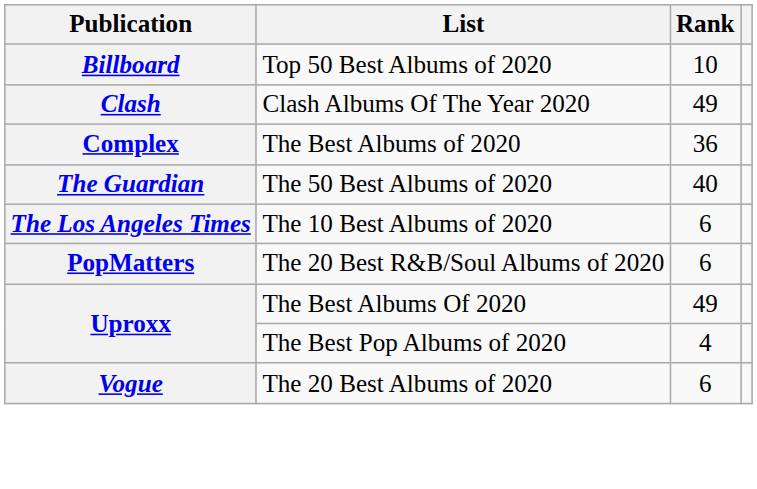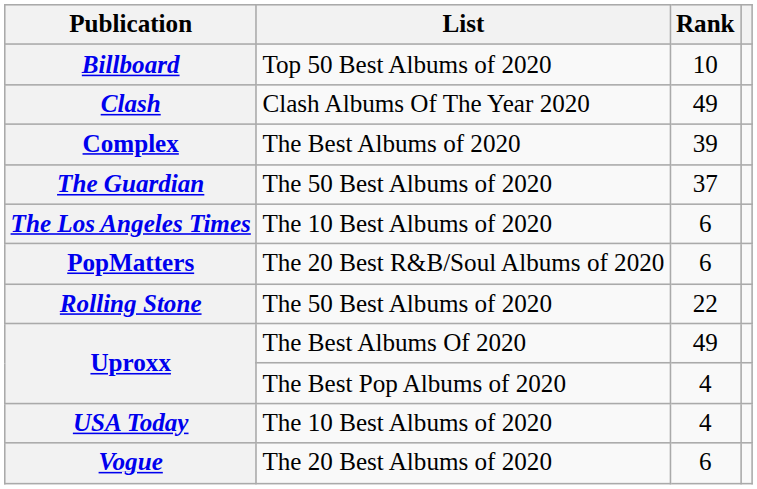(705, 143) 36 -> (705, 143) 39
(705, 183) 40 -> (705, 183) 37
+ row: (131, 303)
+ row: (131, 422)
